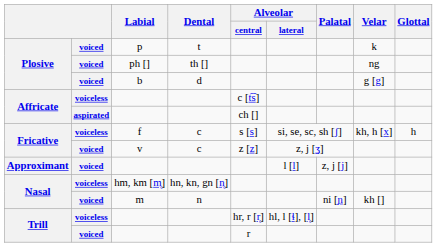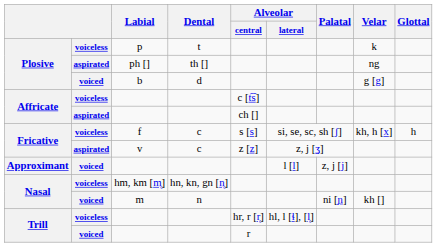(91, 47) voiced -> (91, 47) voiceless
(91, 64) voiced -> (91, 64) aspirated
(91, 149) voiced -> (91, 149) aspirated
